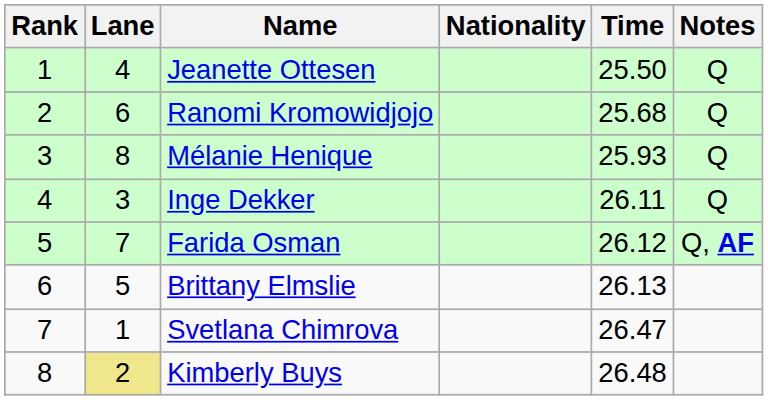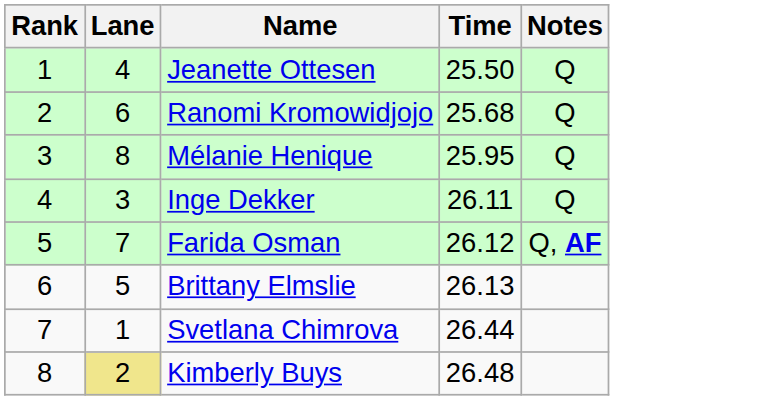- column: (516, 26)
(633, 156) 25.93 -> (480, 156) 25.95
(633, 329) 26.47 -> (480, 329) 26.44
